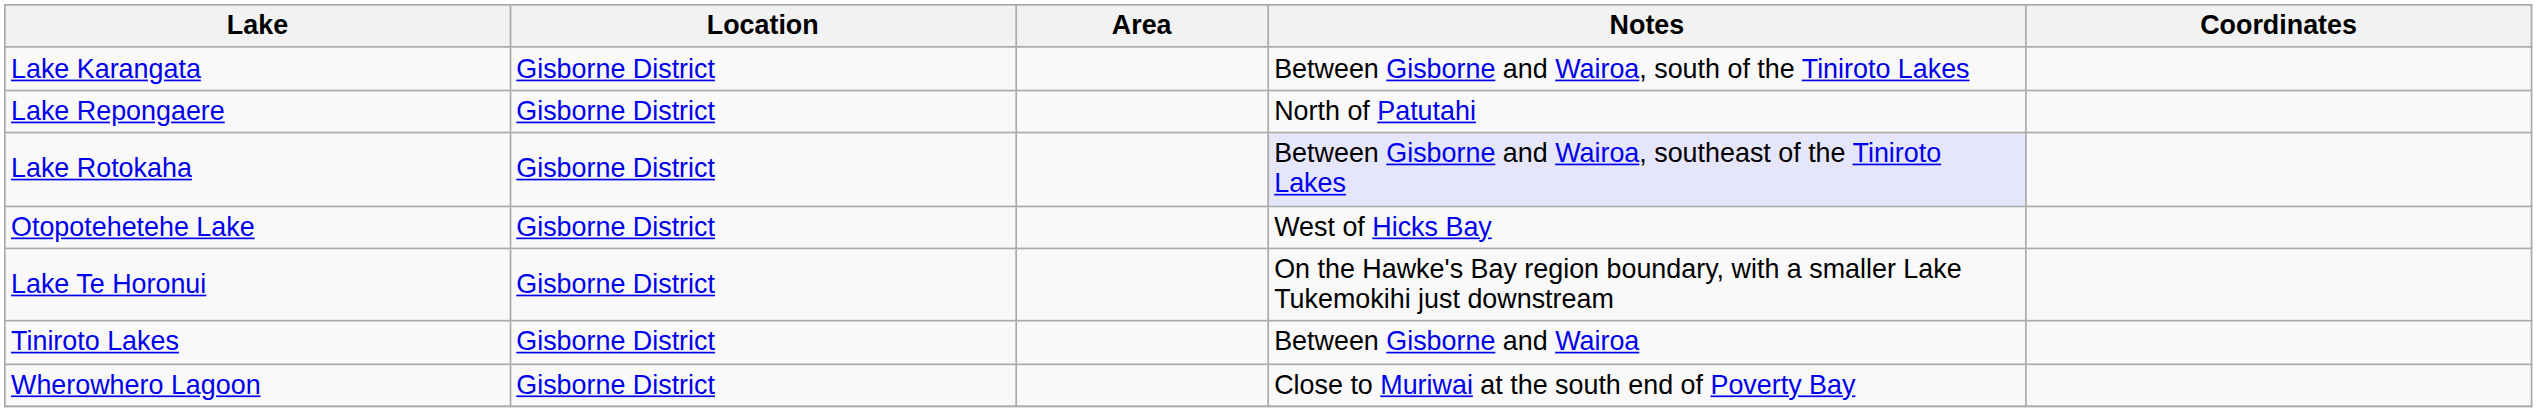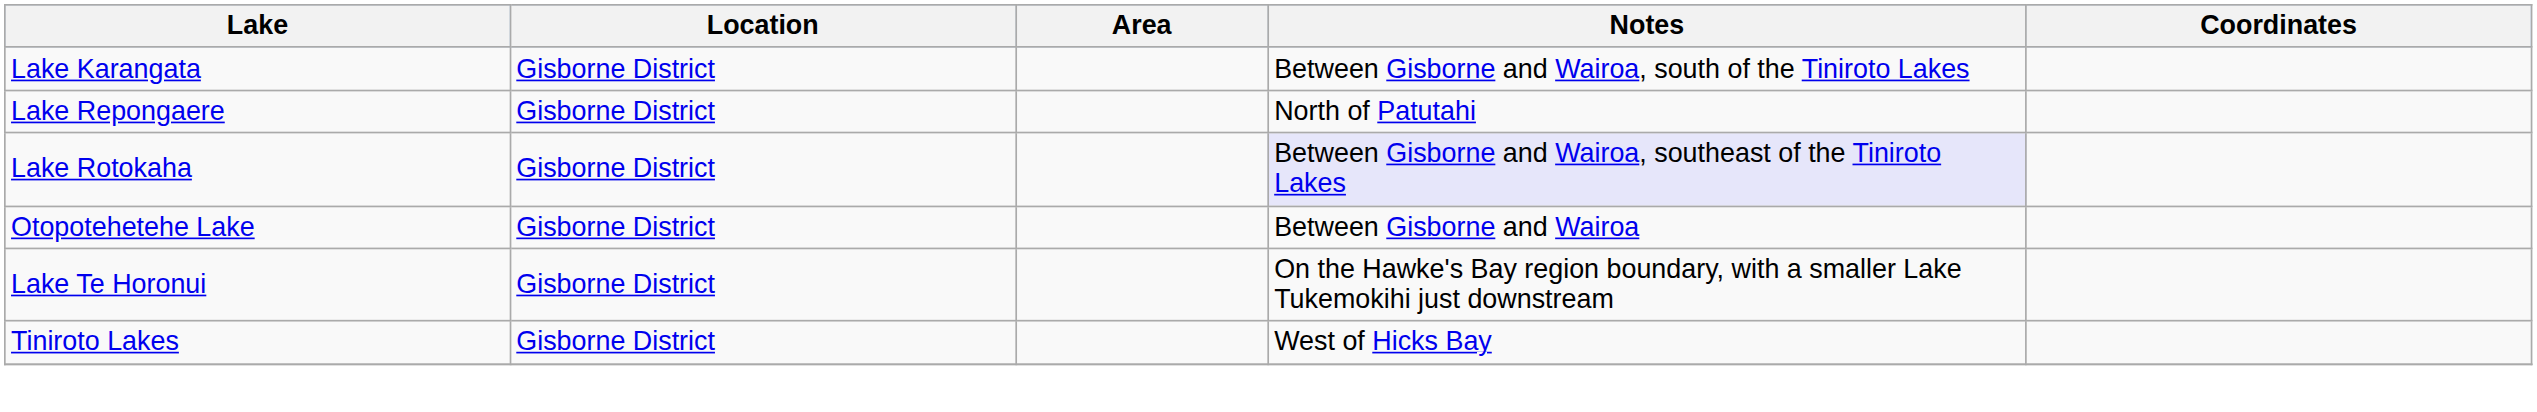(1383, 226) West of Hicks Bay -> (1457, 226) Between Gisborne and Wairoa
(1457, 342) Between Gisborne and Wairoa -> (1383, 342) West of Hicks Bay
- row: (136, 384)
